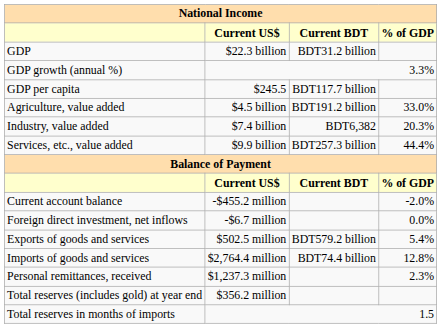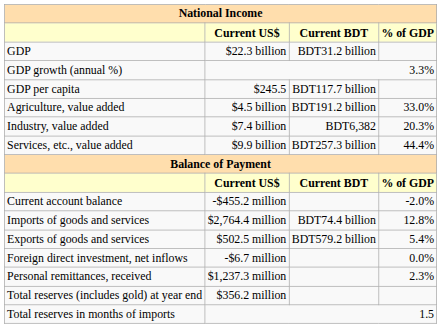rows swapped: (78, 257) <-> (97, 220)
